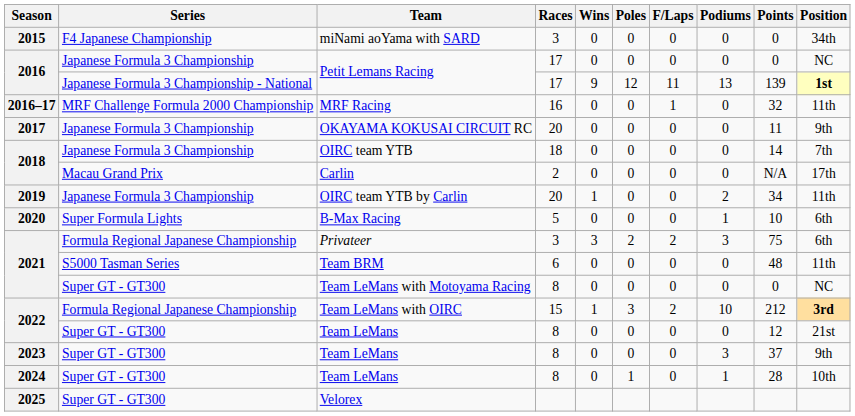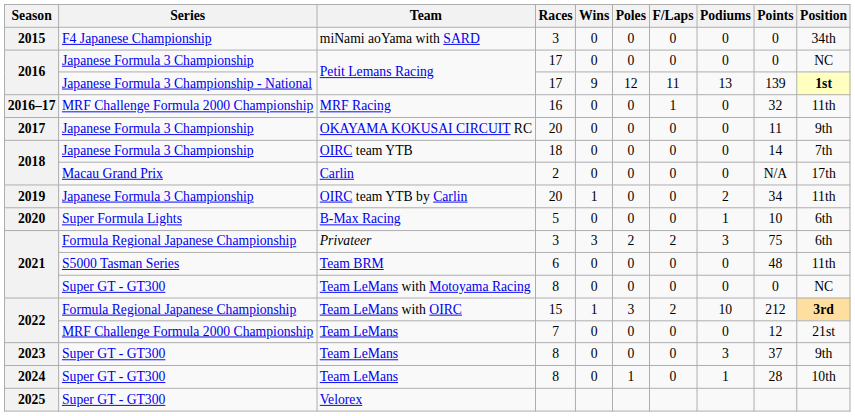(114, 332) Super GT - GT300 -> (188, 332) MRF Challenge Formula 2000 Championship
(556, 332) 8 -> (556, 332) 7
